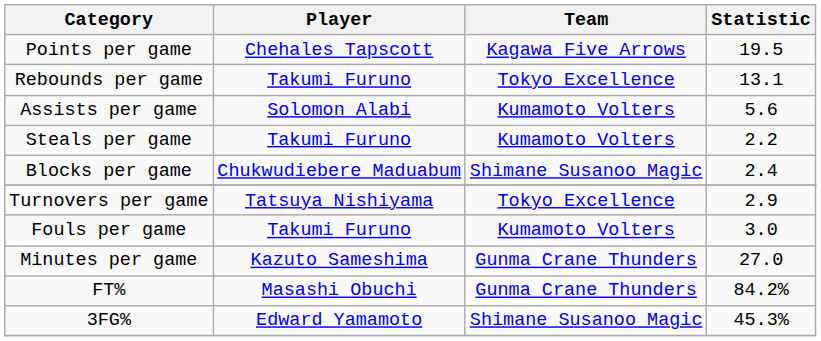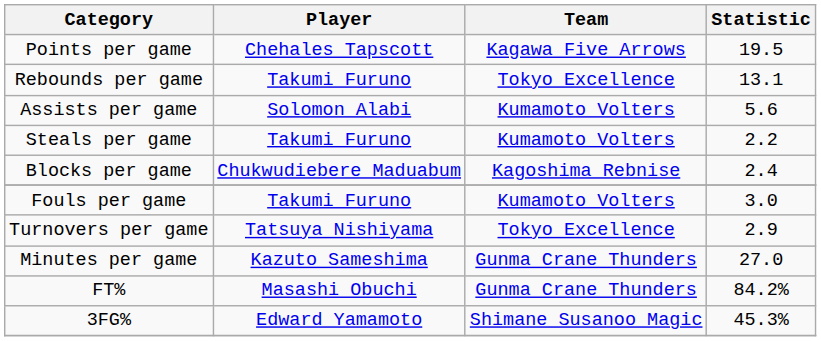(586, 170) Shimane Susanoo Magic -> (586, 170) Kagoshima Rebnise
rows swapped: (109, 200) <-> (109, 230)
